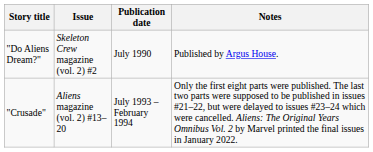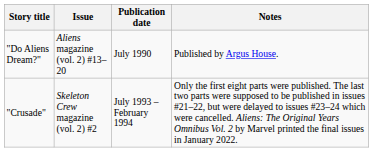(77, 54) Skeleton Crew magazine (vol. 2) #2 -> (81, 54) Aliens magazine (vol. 2) #13–20
(81, 112) Aliens magazine (vol. 2) #13–20 -> (77, 112) Skeleton Crew magazine (vol. 2) #2
